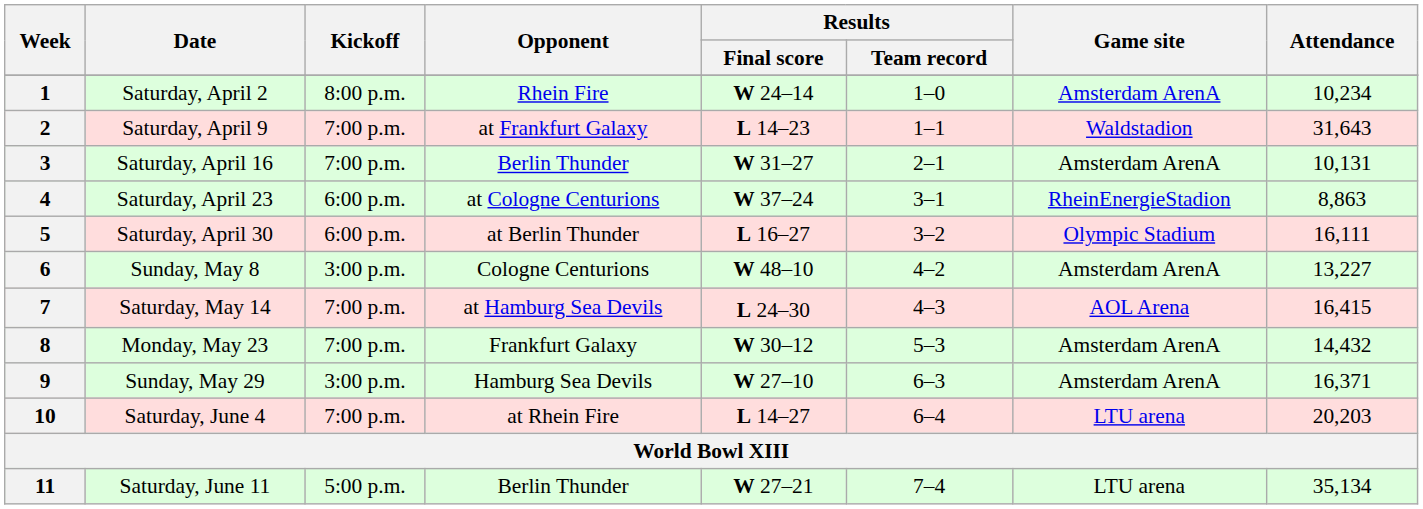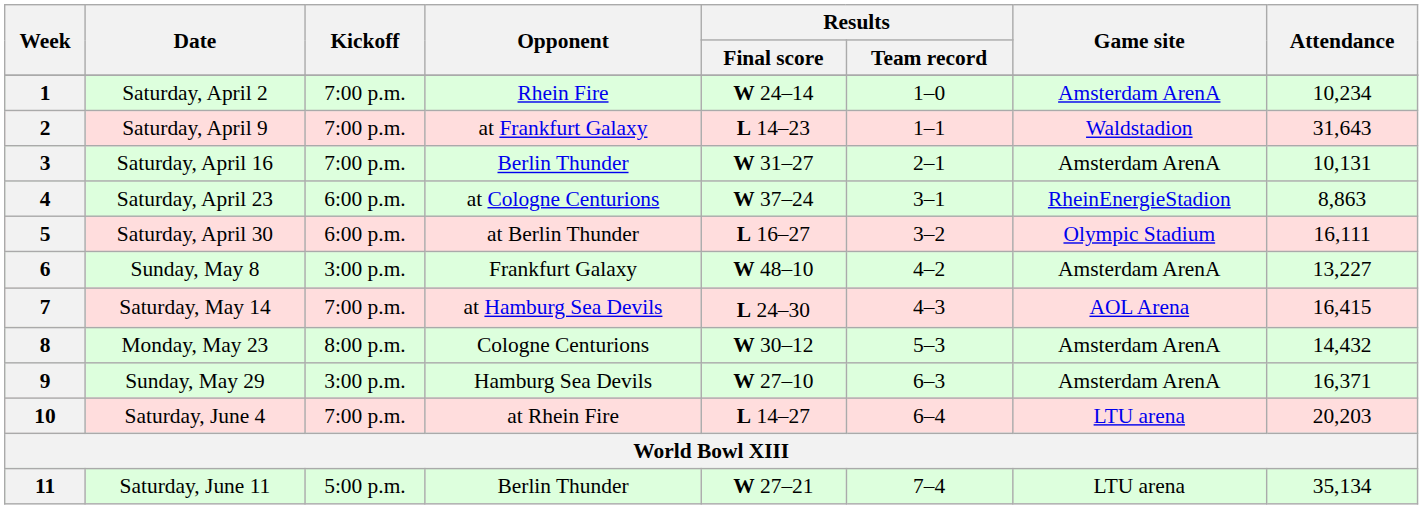(365, 93) 8:00 p.m. -> (365, 93) 7:00 p.m.
(563, 269) Cologne Centurions -> (563, 269) Frankfurt Galaxy
(365, 344) 7:00 p.m. -> (365, 344) 8:00 p.m.
(563, 344) Frankfurt Galaxy -> (563, 344) Cologne Centurions
